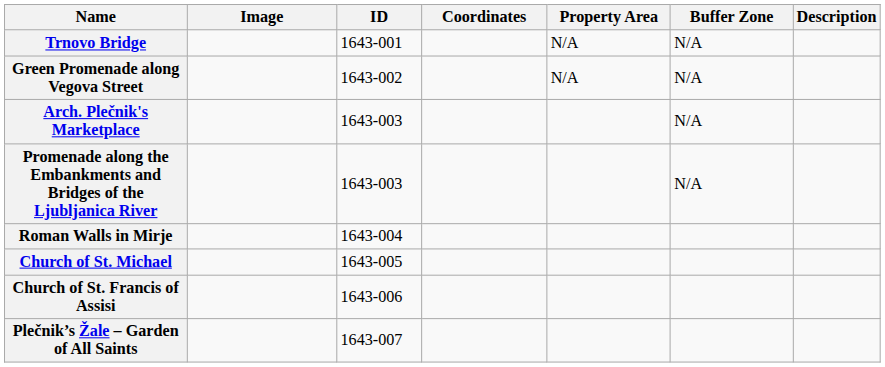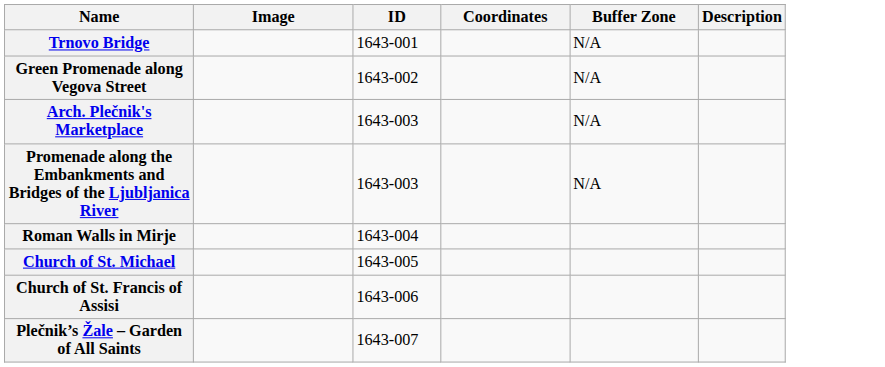- column: (609, 17)
